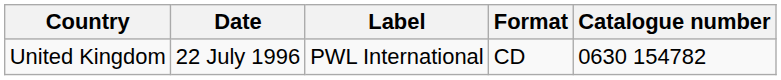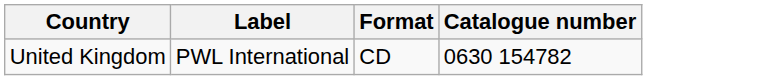- column: (238, 21)
